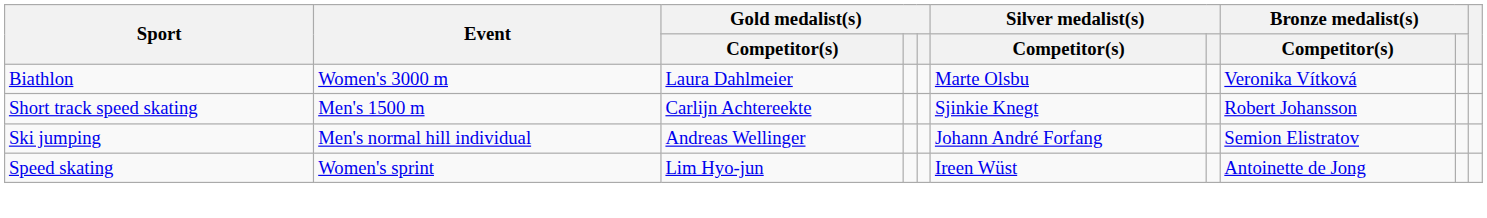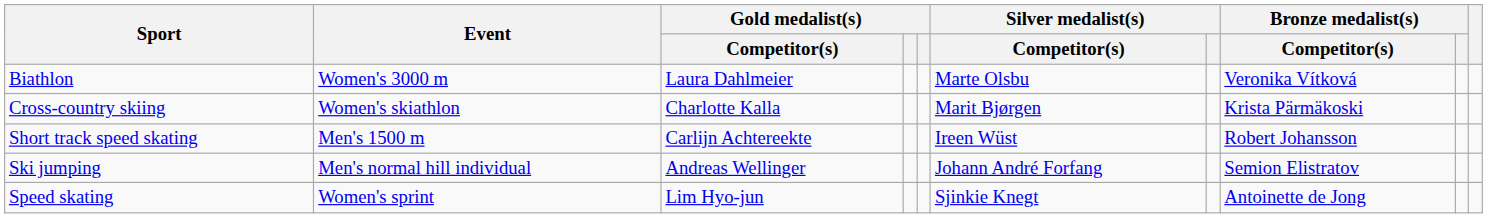+ row: (87, 108)
(987, 108) Sjinkie Knegt -> (976, 138) Ireen Wüst
(976, 167) Ireen Wüst -> (987, 197) Sjinkie Knegt
